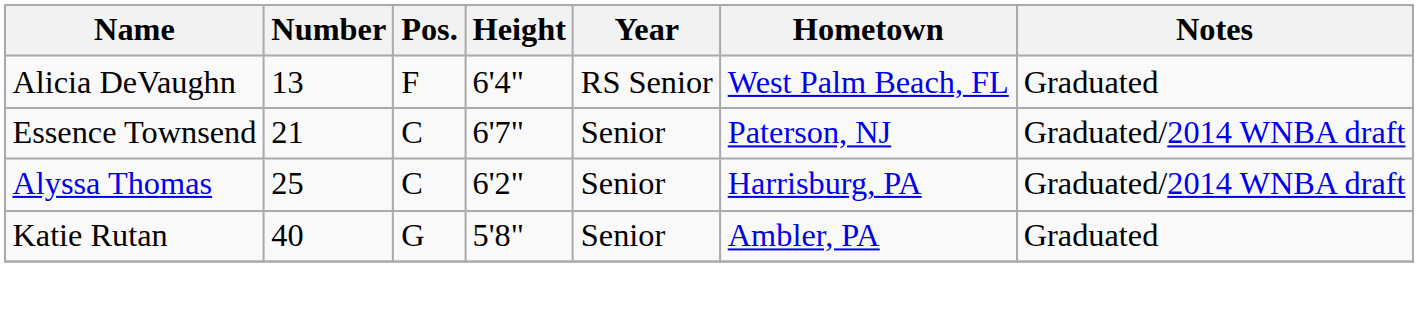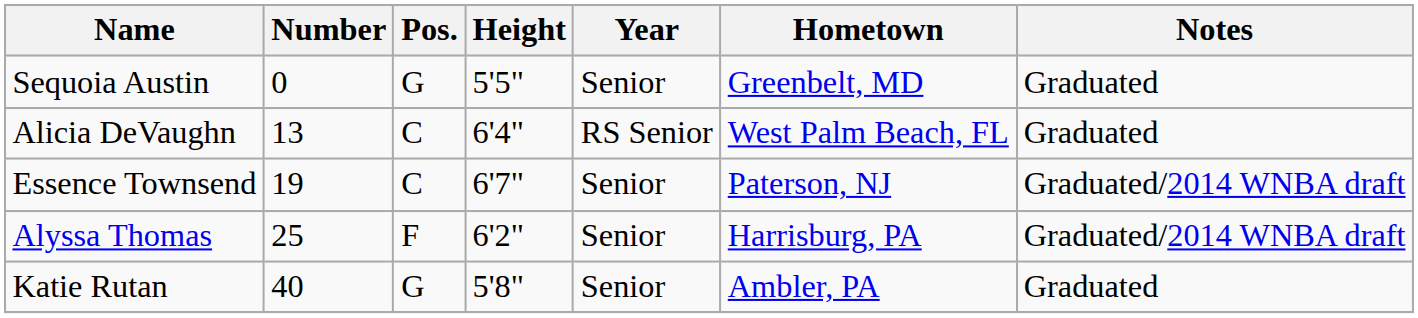+ row: (111, 81)
(410, 81) F -> (412, 132) C
(287, 132) 21 -> (287, 183) 19
(412, 183) C -> (410, 235) F
